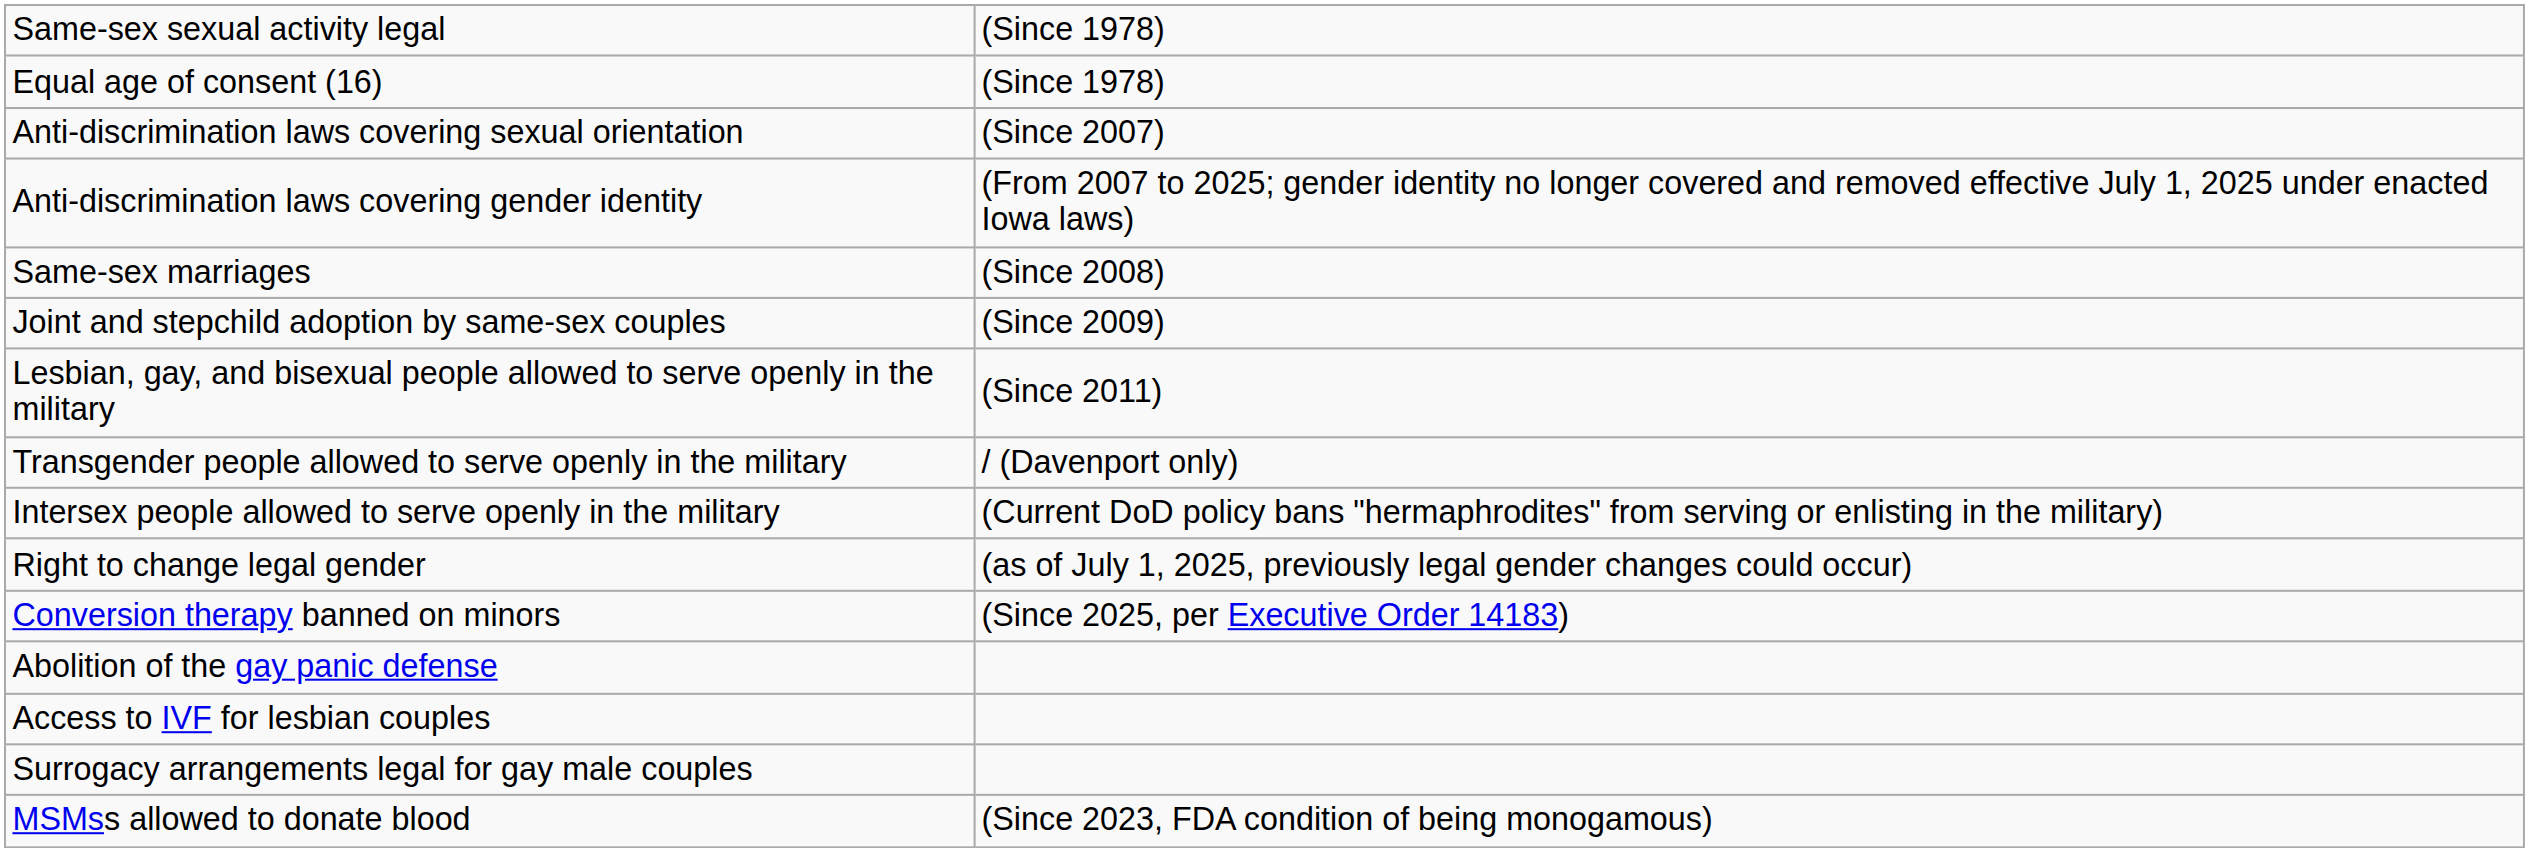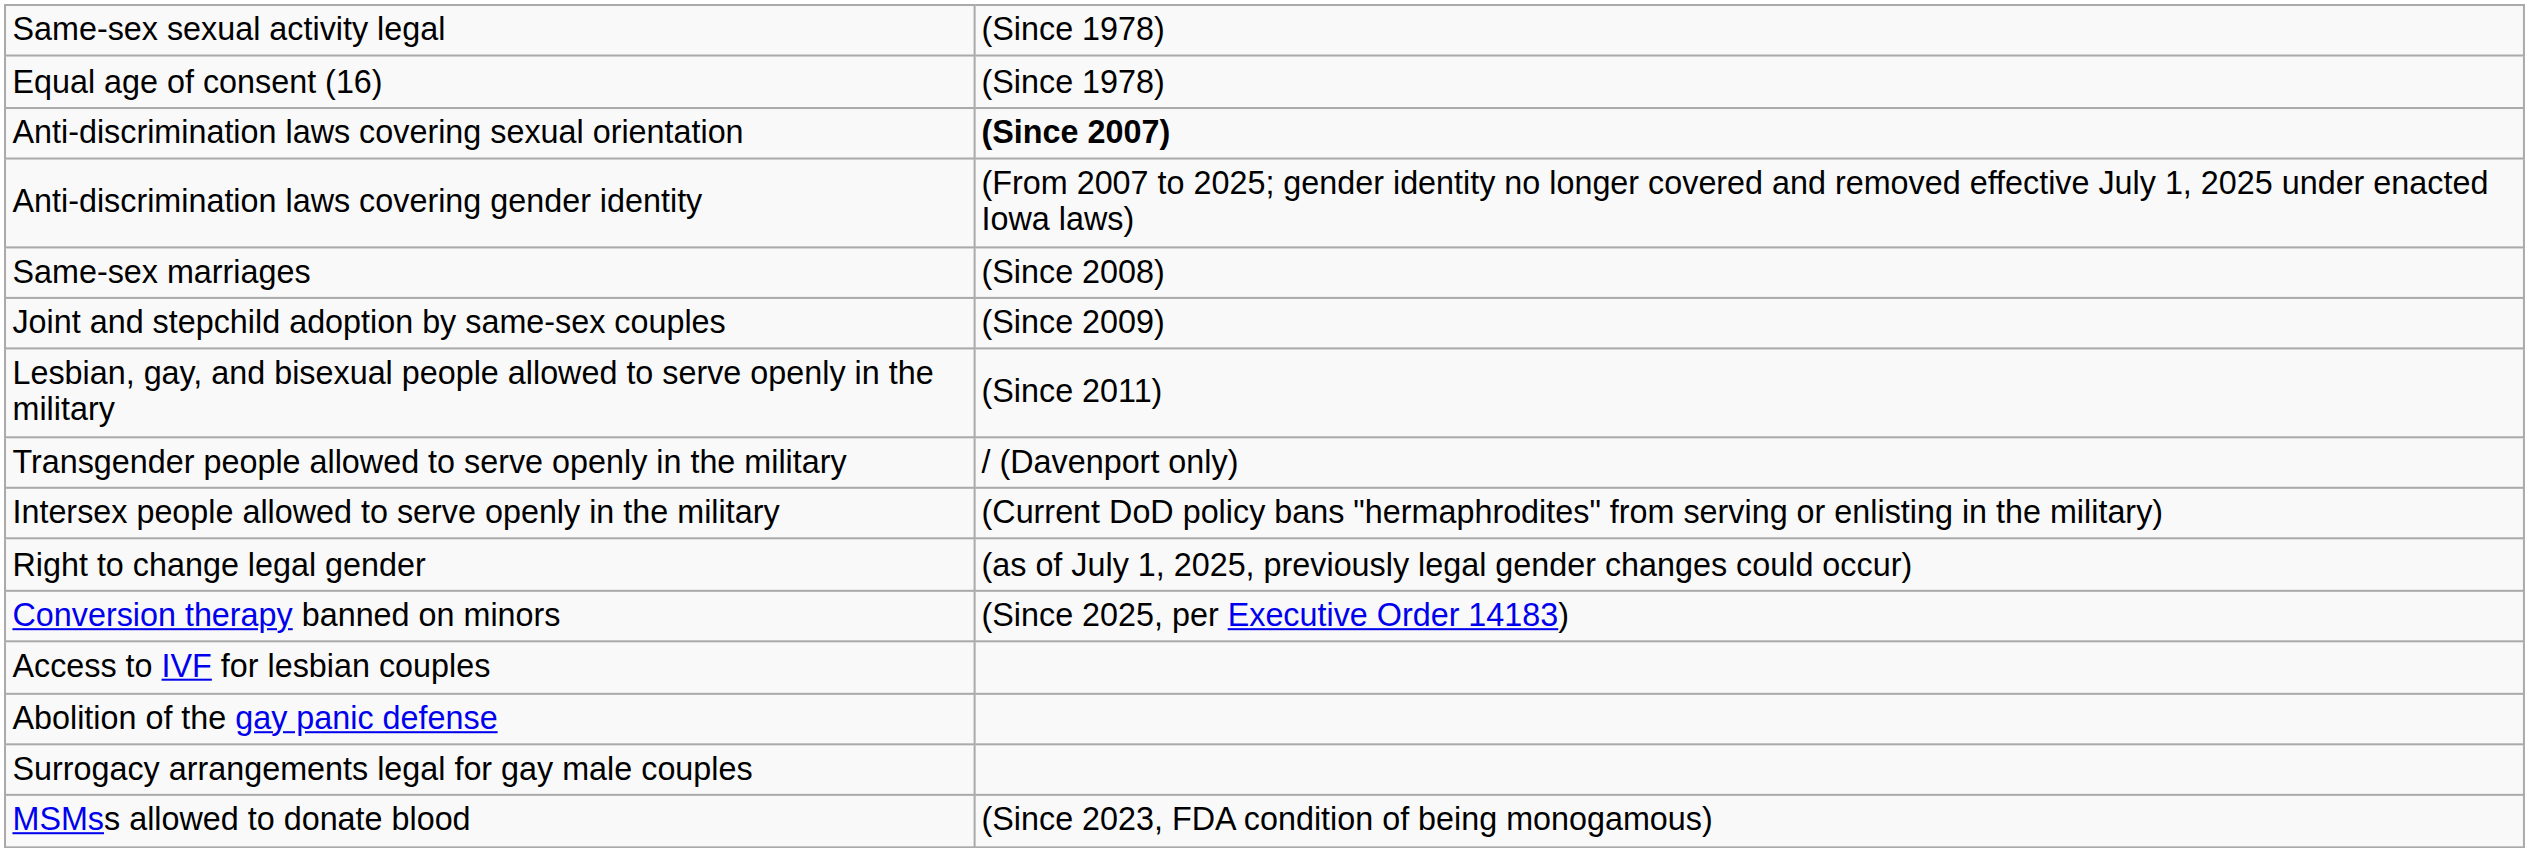(1073, 132) normal -> (1076, 132) bold
rows swapped: (255, 666) <-> (251, 717)
